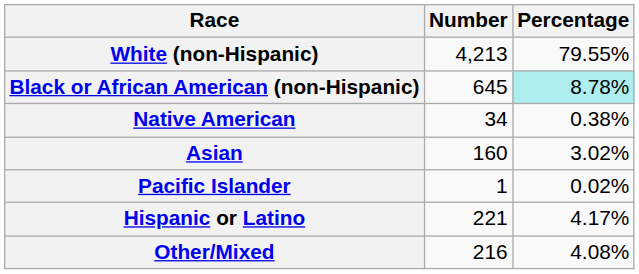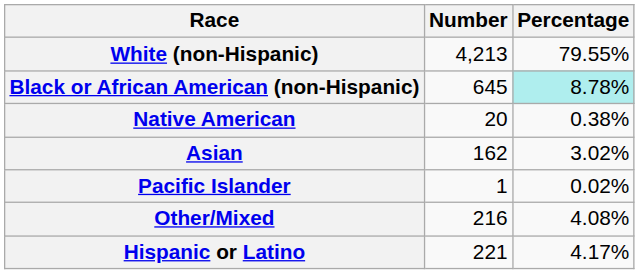(496, 119) 34 -> (496, 119) 20
(490, 152) 160 -> (490, 152) 162
rows swapped: (214, 251) <-> (214, 218)
